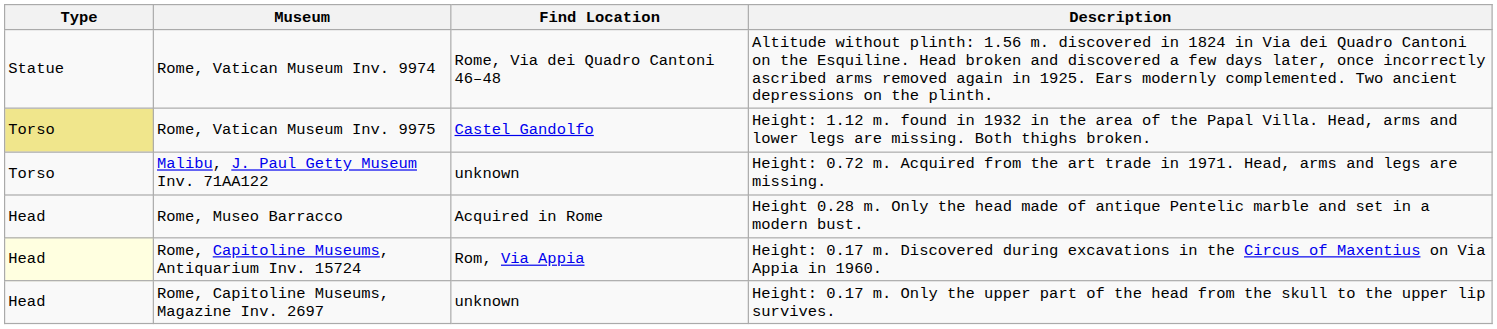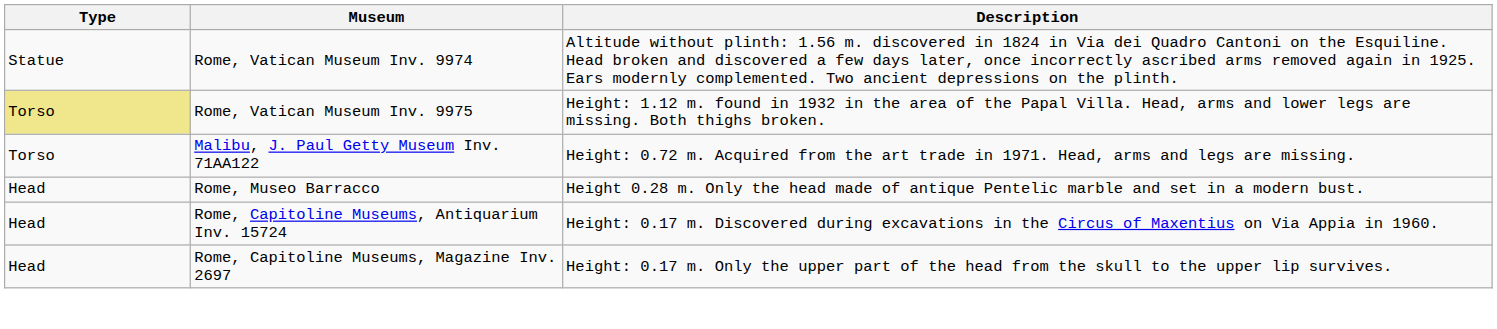- column: (600, 17)
(27, 259) lightyellow background -> (27, 224) no background
